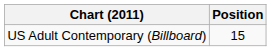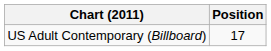(238, 35) 15 -> (238, 35) 17
